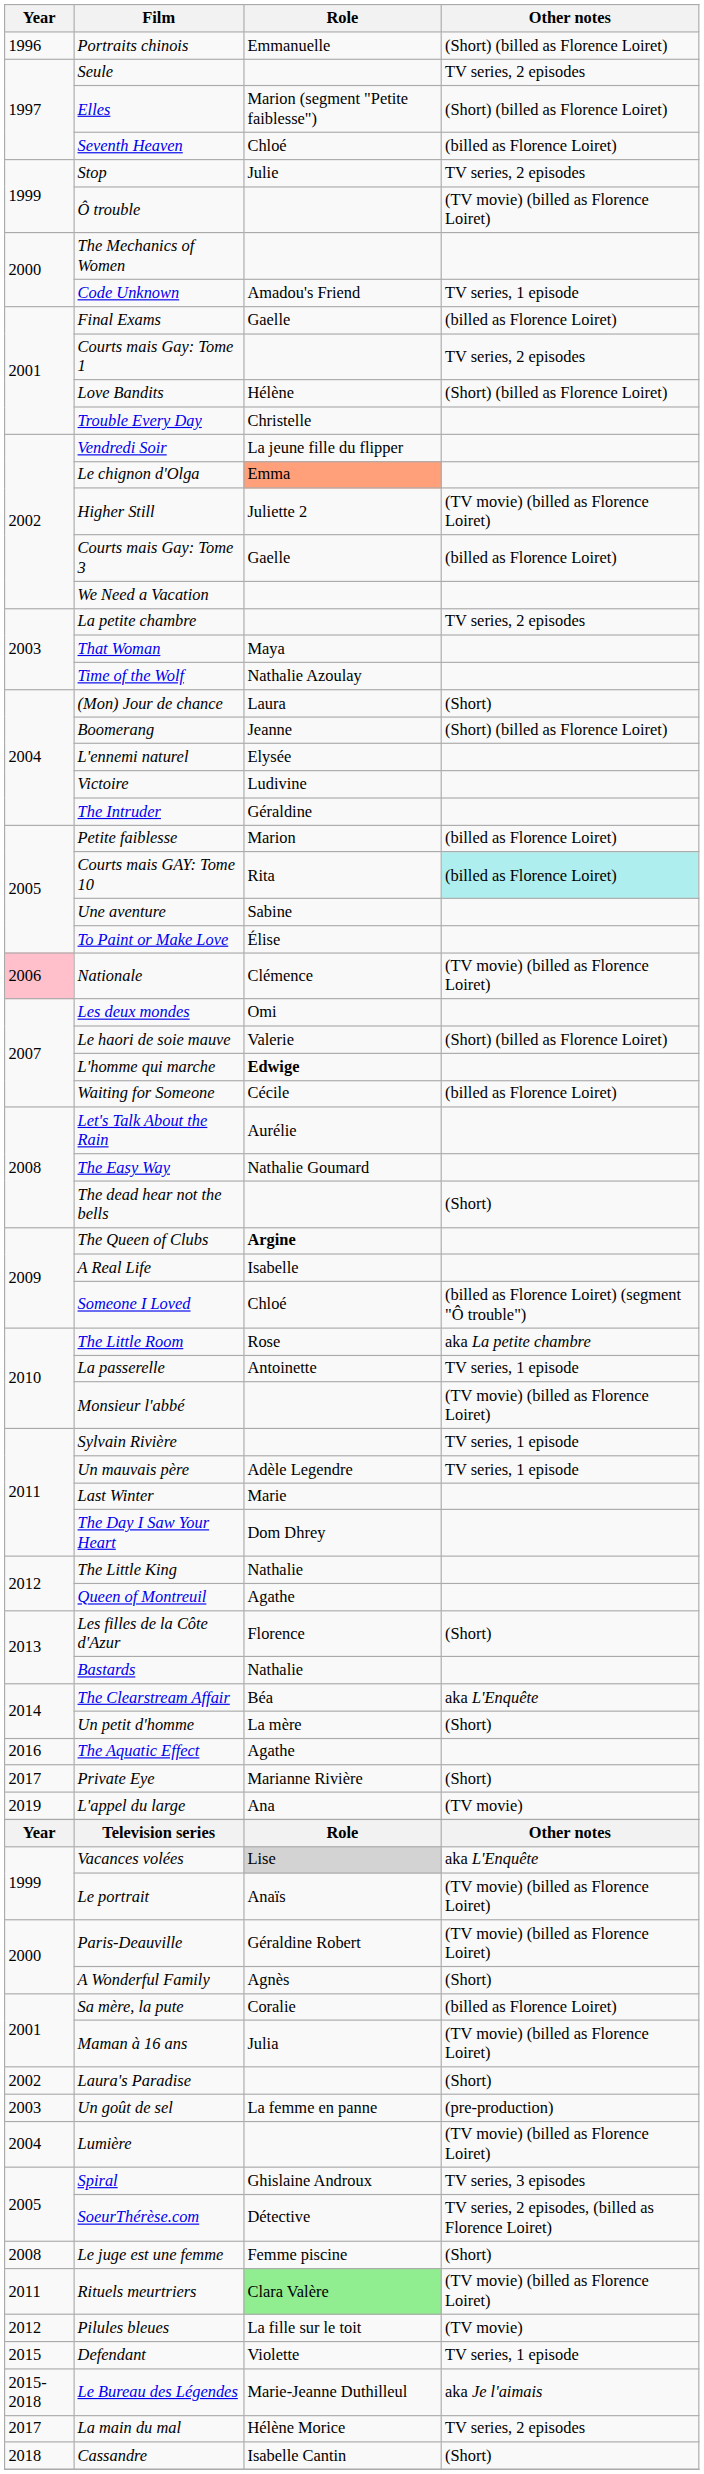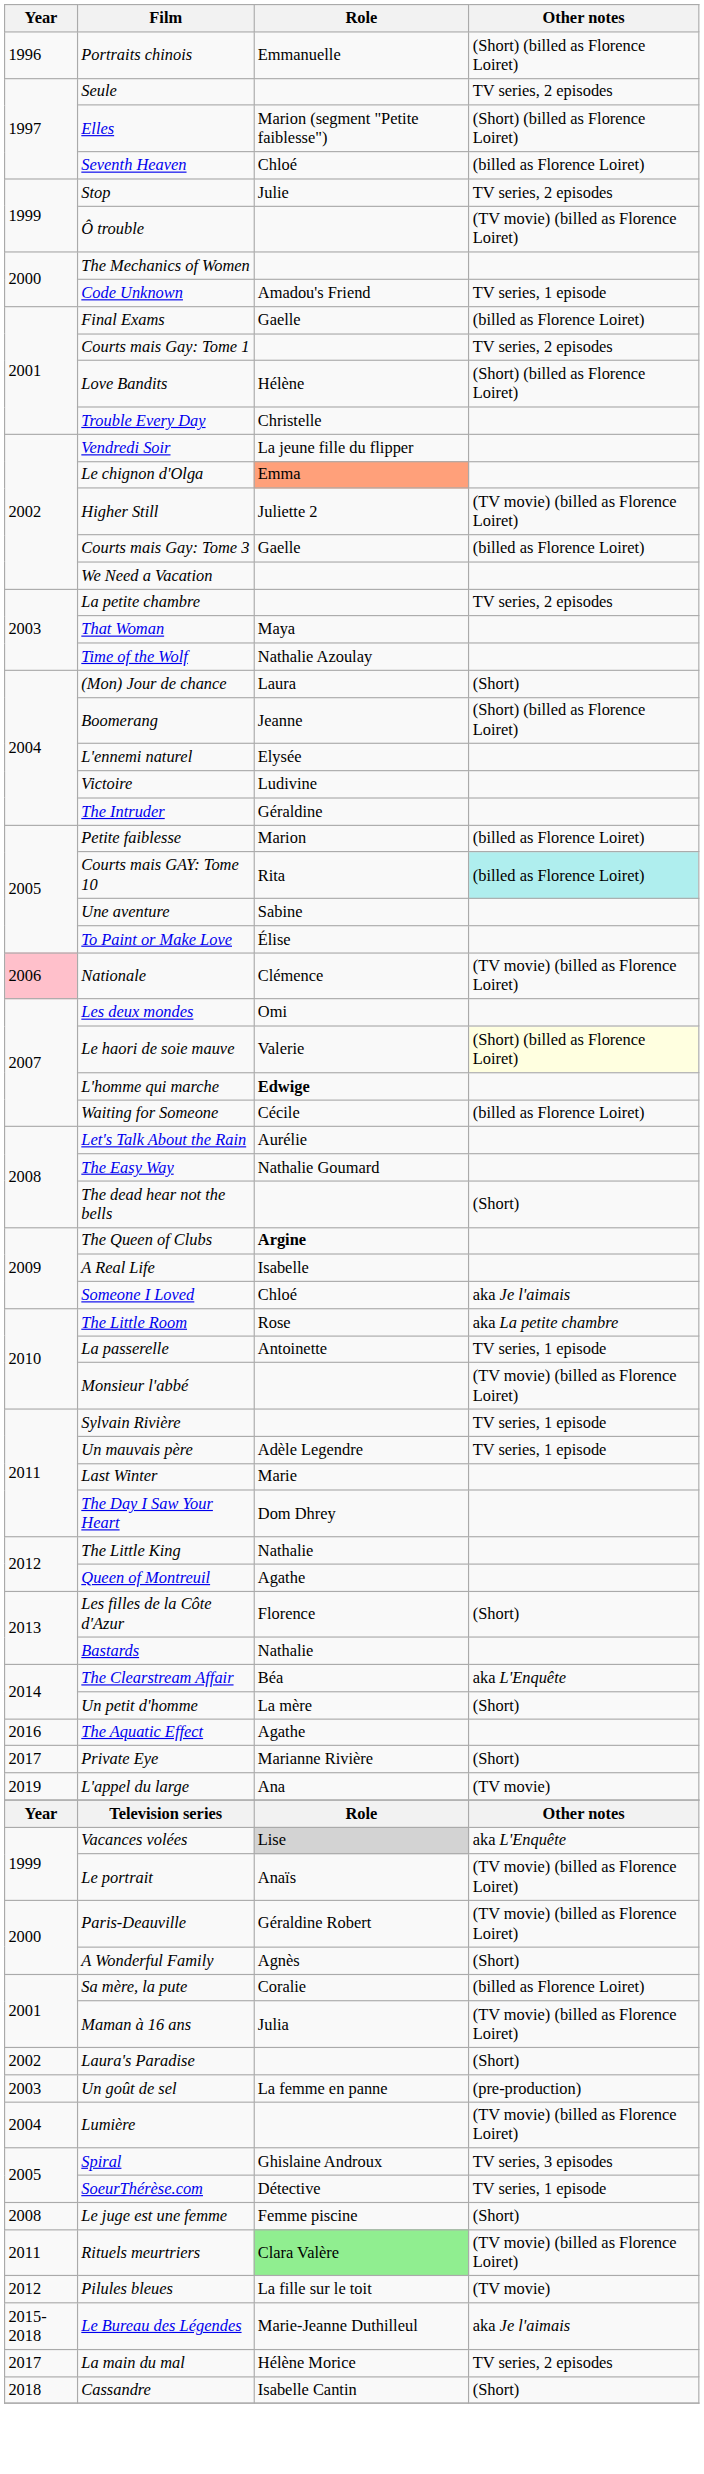(556, 1039) no background -> (559, 1049) lightyellow background
(563, 1304) (billed as Florence Loiret) (segment "Ô trouble") -> (521, 1295) aka Je l'aimais
(549, 2218) TV series, 2 episodes, (billed as Florence Loiret) -> (540, 2188) TV series, 1 episode
- row: (112, 2355)
